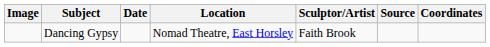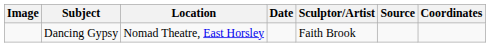columns swapped: (223, 13) <-> (135, 13)
